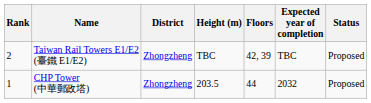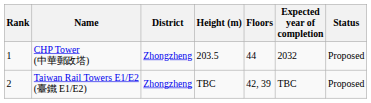rows swapped: (61, 83) <-> (86, 55)
